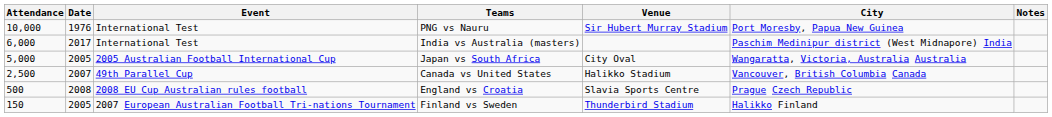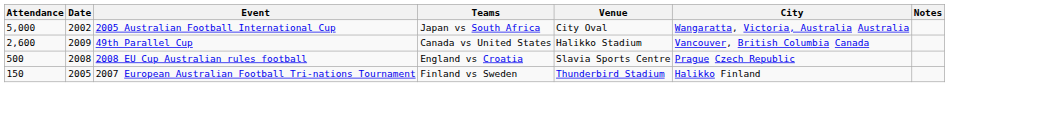- row: (454, 28)
- row: (500, 43)
(80, 58) 2005 -> (80, 28) 2002
(21, 74) 2,500 -> (21, 43) 2,600
(80, 74) 2007 -> (80, 43) 2009
